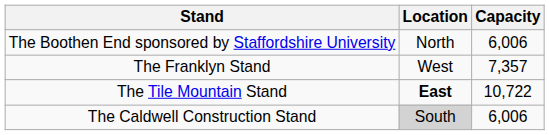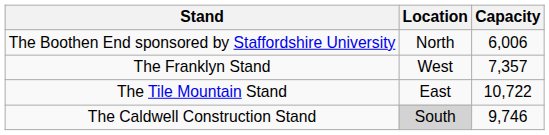(435, 92) bold -> (435, 92) normal
(508, 117) 6,006 -> (508, 117) 9,746
